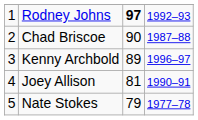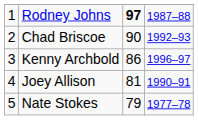(169, 15) 1992–93 -> (169, 15) 1987–88
(169, 38) 1987–88 -> (169, 38) 1992–93
(133, 59) 89 -> (133, 59) 86
